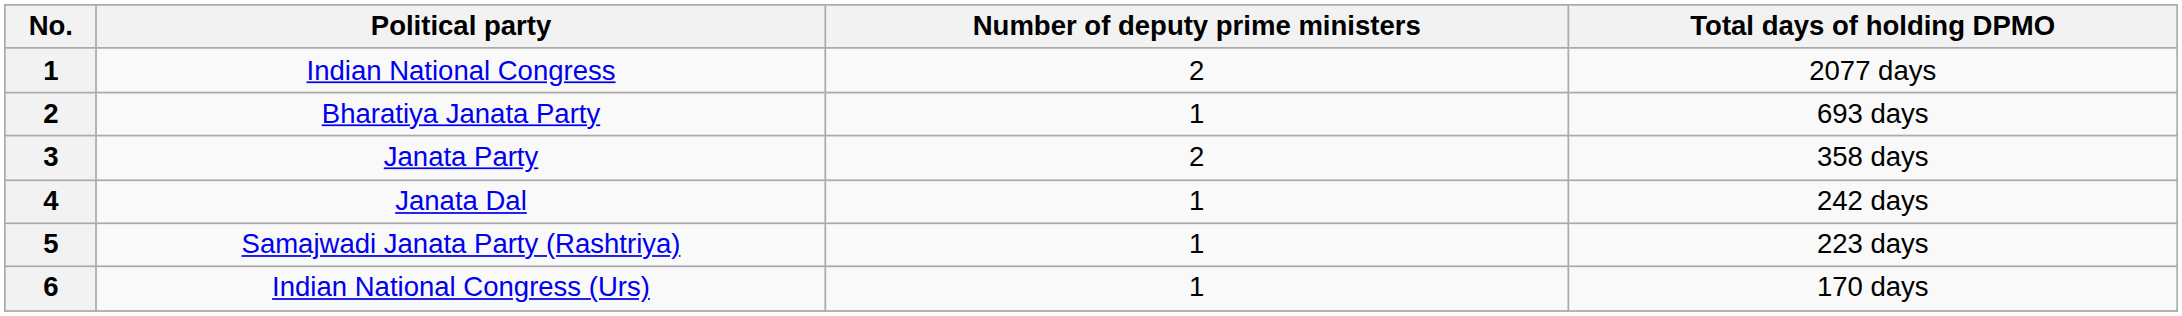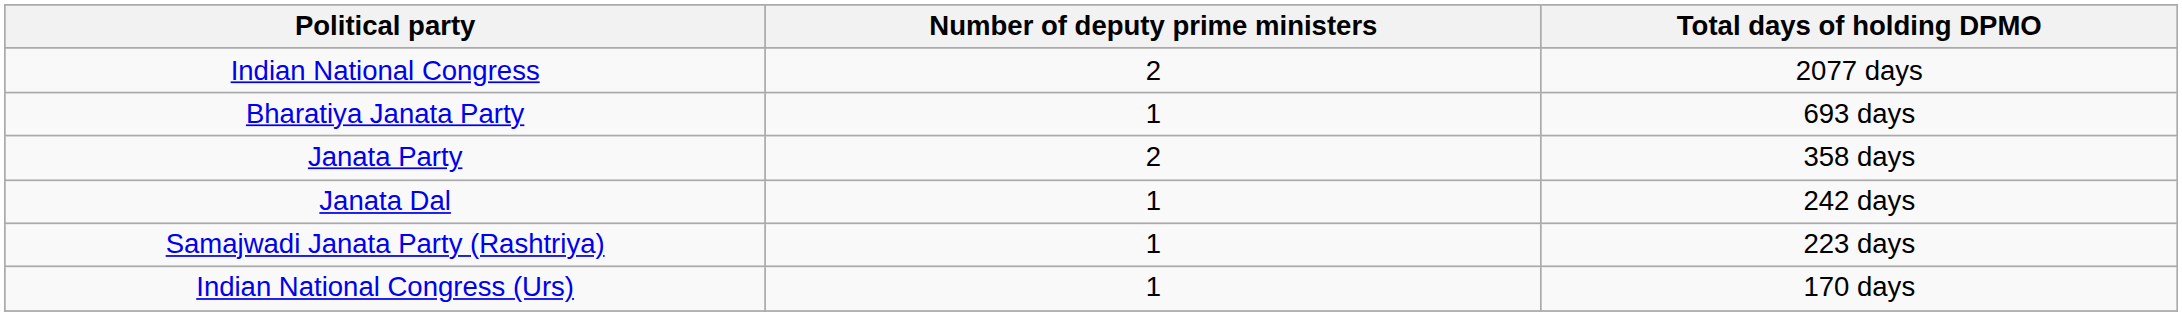- column: (51, 26)
